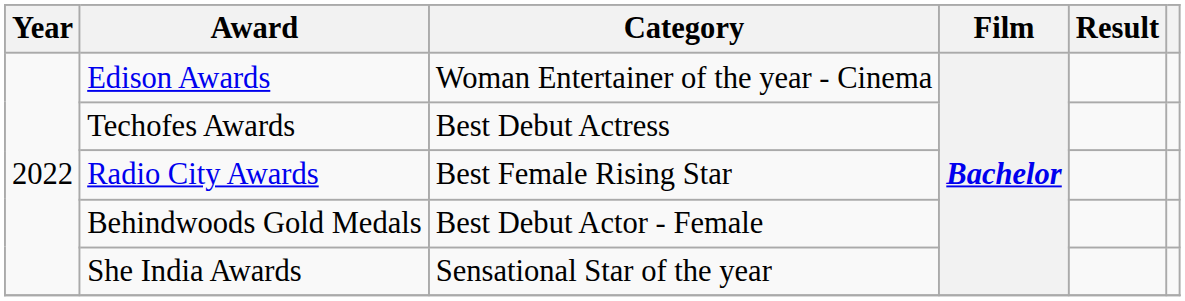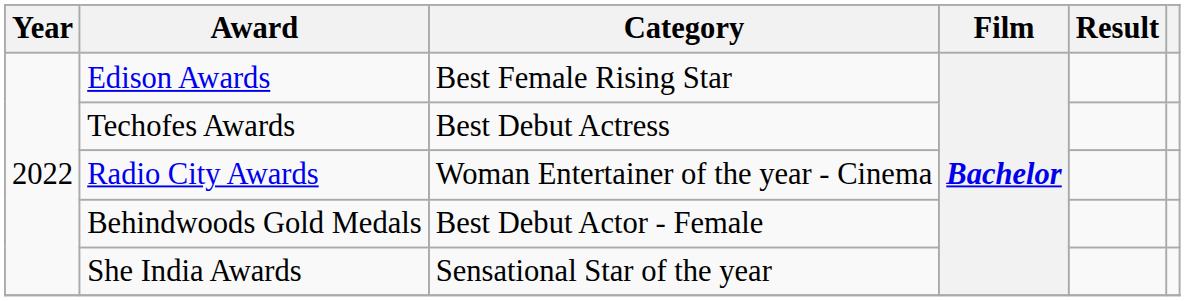(684, 77) Woman Entertainer of the year - Cinema -> (584, 77) Best Female Rising Star
(584, 174) Best Female Rising Star -> (684, 174) Woman Entertainer of the year - Cinema
